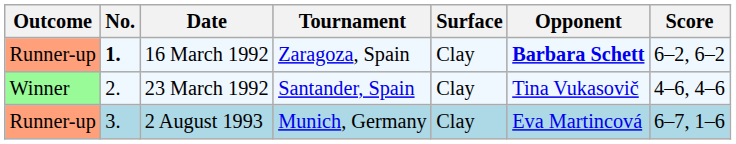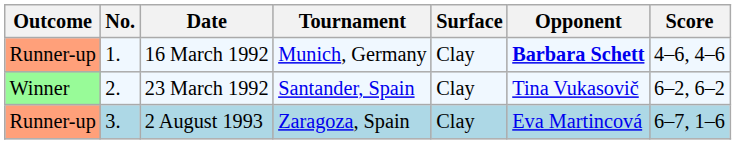(113, 54) bold -> (113, 54) normal
(344, 54) Zaragoza, Spain -> (352, 54) Munich, Germany
(689, 54) 6–2, 6–2 -> (689, 54) 4–6, 4–6
(689, 87) 4–6, 4–6 -> (689, 87) 6–2, 6–2
(352, 121) Munich, Germany -> (344, 121) Zaragoza, Spain
